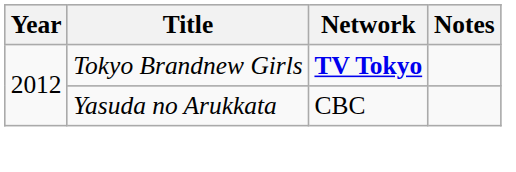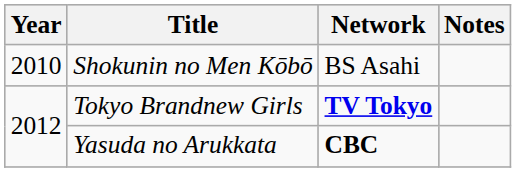+ row: (193, 65)
(340, 105) normal -> (351, 145) bold
